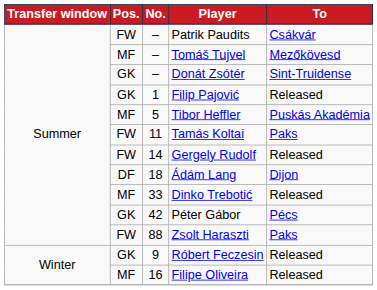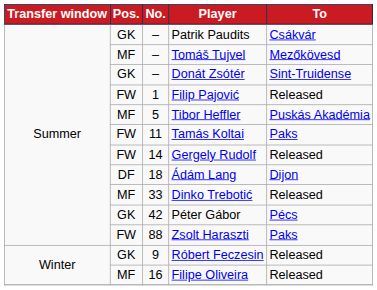(126, 34) FW -> (126, 34) GK
(126, 94) GK -> (126, 94) FW
